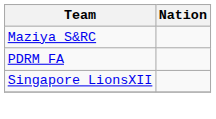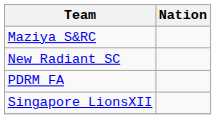+ row: (64, 59)
